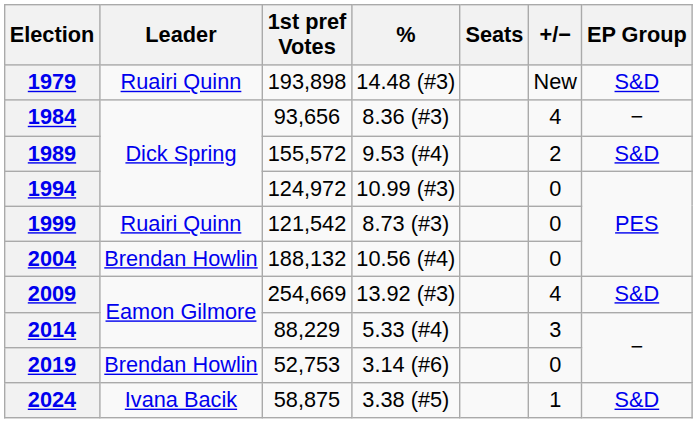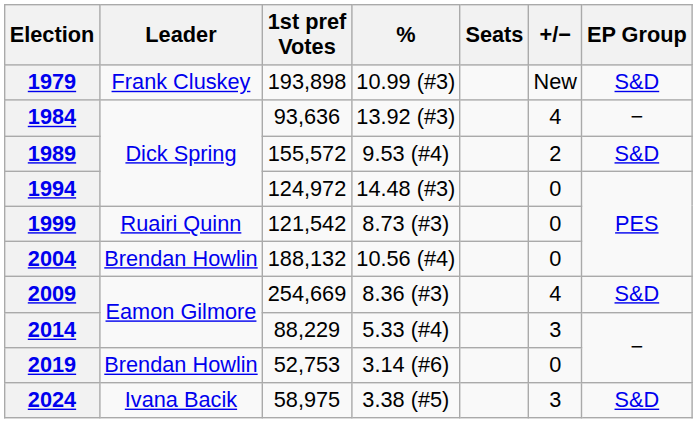(181, 82) Ruairi Quinn -> (181, 82) Frank Cluskey
(406, 82) 14.48 (#3) -> (406, 82) 10.99 (#3)
(307, 117) 93,656 -> (307, 117) 93,636
(406, 117) 8.36 (#3) -> (406, 117) 13.92 (#3)
(406, 187) 10.99 (#3) -> (406, 187) 14.48 (#3)
(406, 293) 13.92 (#3) -> (406, 293) 8.36 (#3)
(307, 399) 58,875 -> (307, 399) 58,975
(555, 399) 1 -> (555, 399) 3
